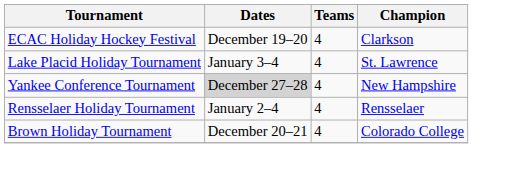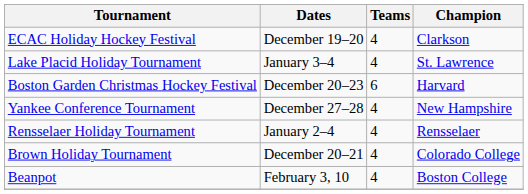+ row: (132, 85)
(258, 85) lightgrey background -> (314, 108) no background
+ row: (32, 177)
